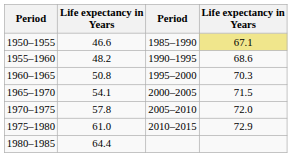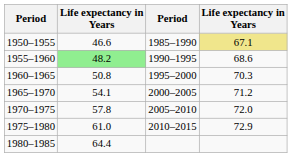(102, 59) no background -> (102, 59) lightgreen background
(243, 93) 71.5 -> (243, 93) 71.2
